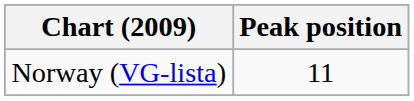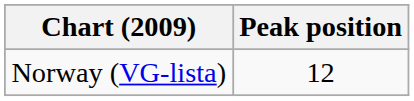(321, 71) 11 -> (321, 71) 12
